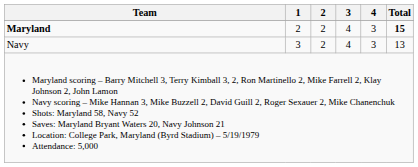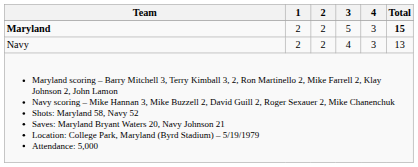(348, 28) 4 -> (348, 28) 5
(298, 45) 3 -> (298, 45) 2
